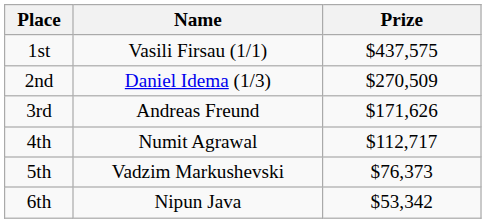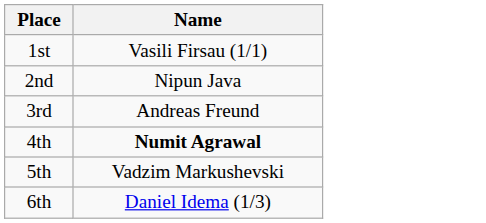- column: (402, 19)
(198, 80) Daniel Idema (1/3) -> (198, 80) Nipun Java
(198, 141) normal -> (198, 141) bold
(198, 202) Nipun Java -> (198, 202) Daniel Idema (1/3)
